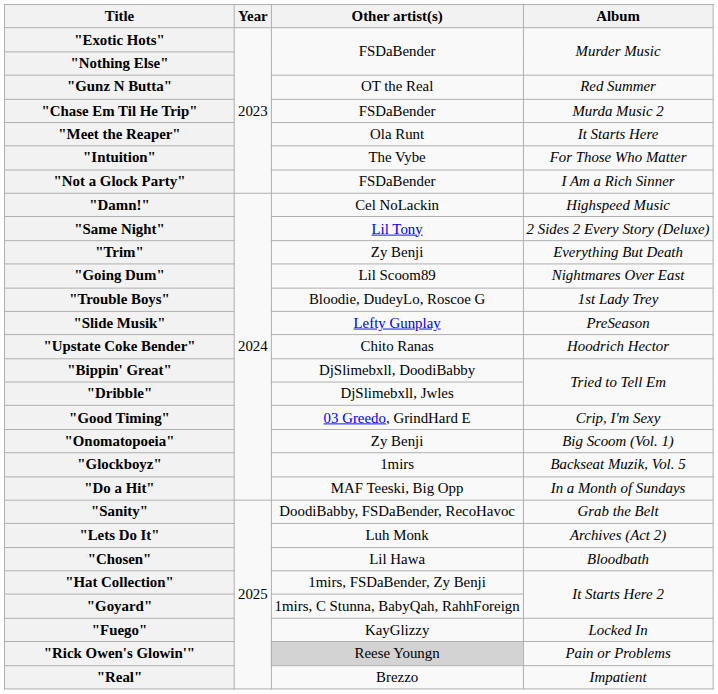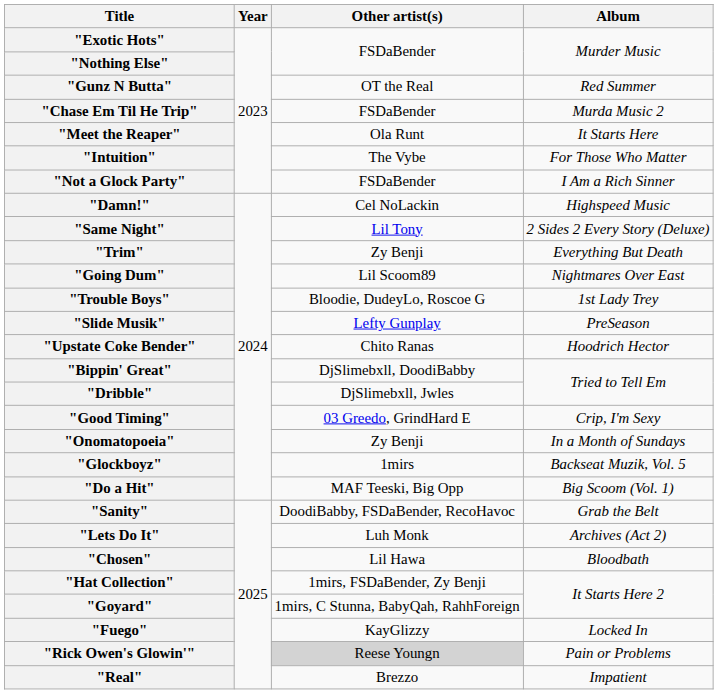(618, 441) Big Scoom (Vol. 1) -> (618, 441) In a Month of Sundays
(618, 488) In a Month of Sundays -> (618, 488) Big Scoom (Vol. 1)
